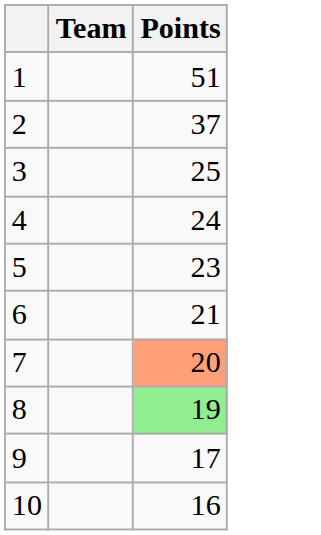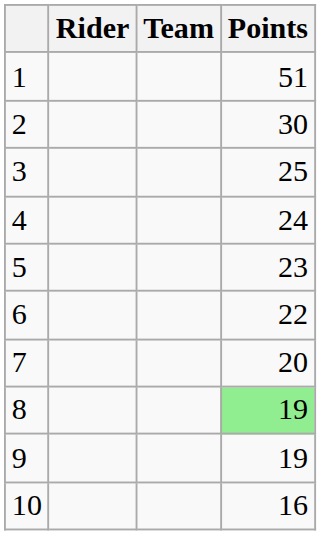+ column: (93, 28)
(206, 123) 37 -> (293, 123) 30
(206, 314) 21 -> (293, 314) 22
(206, 362) lightsalmon background -> (293, 362) no background
(206, 457) 17 -> (293, 457) 19
